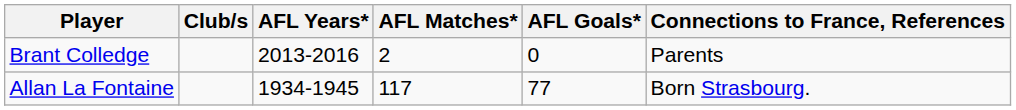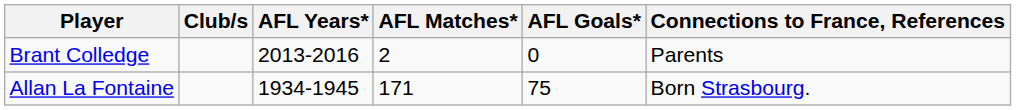(395, 88) 117 -> (396, 88) 171
(539, 88) 77 -> (539, 88) 75
